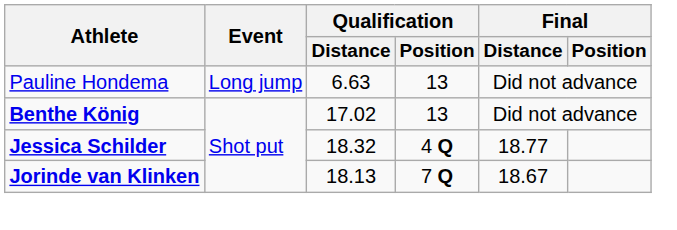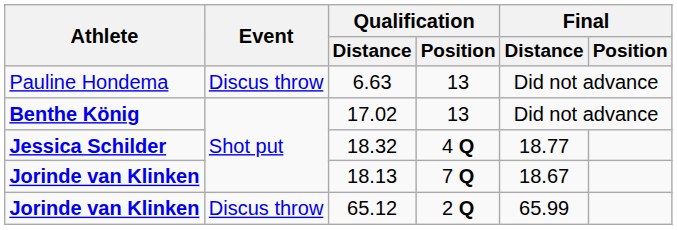(256, 82) Long jump -> (266, 82) Discus throw
+ row: (372, 209)
